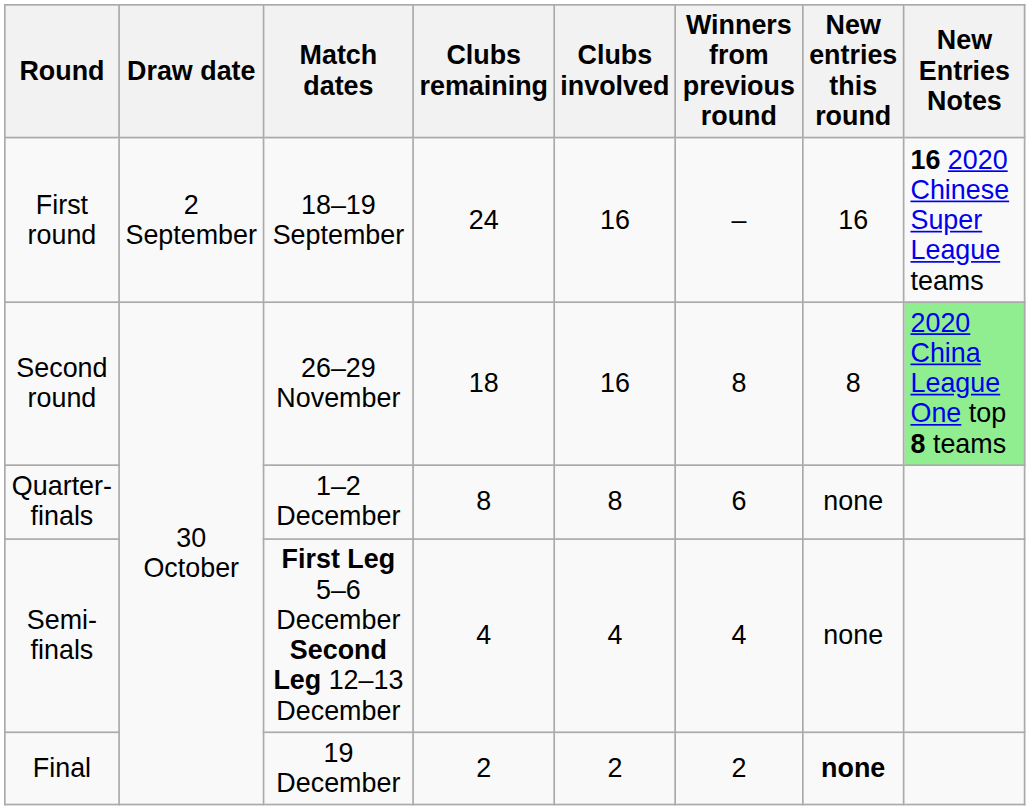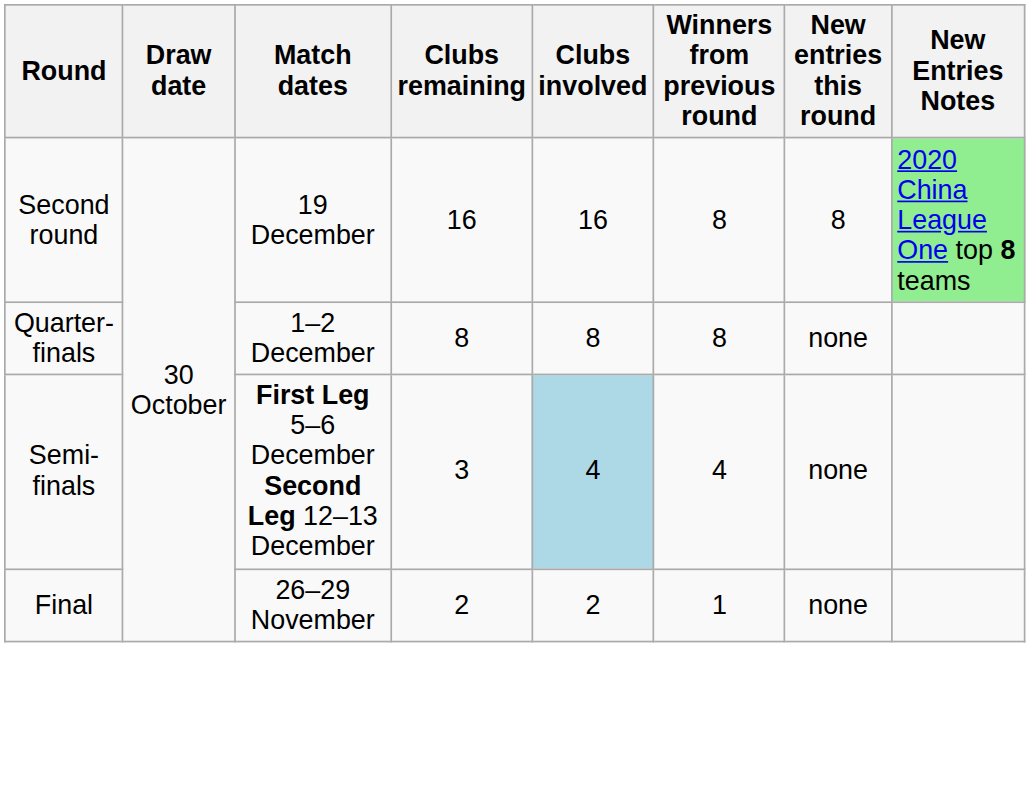- row: (62, 219)
(338, 383) 26–29 November -> (313, 219) 19 December
(484, 383) 18 -> (462, 219) 16
(739, 501) 6 -> (719, 337) 8
(484, 634) 4 -> (462, 471) 3
(615, 634) no background -> (593, 471) lightblue background
(338, 768) 19 December -> (313, 604) 26–29 November
(739, 768) 2 -> (719, 604) 1
(853, 768) bold -> (838, 604) normal
